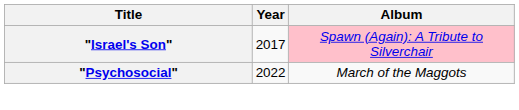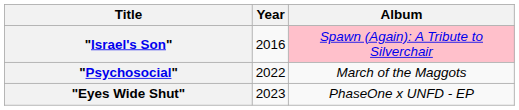(271, 44) 2017 -> (271, 44) 2016
+ row: (128, 94)
